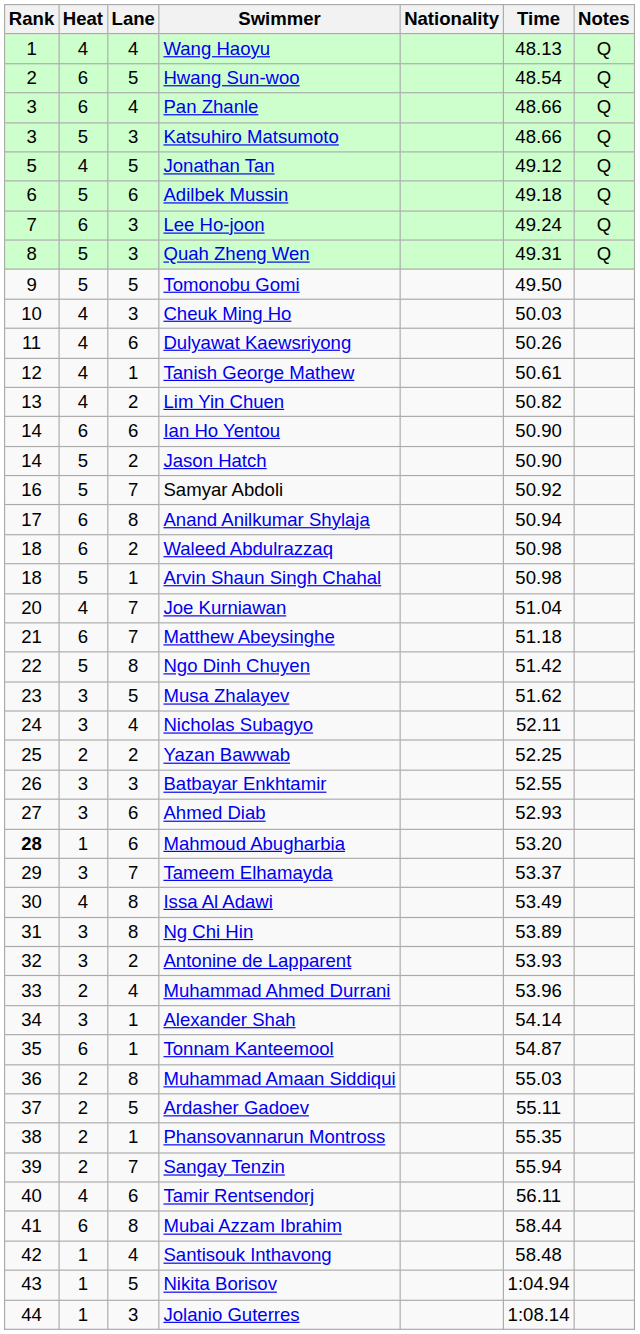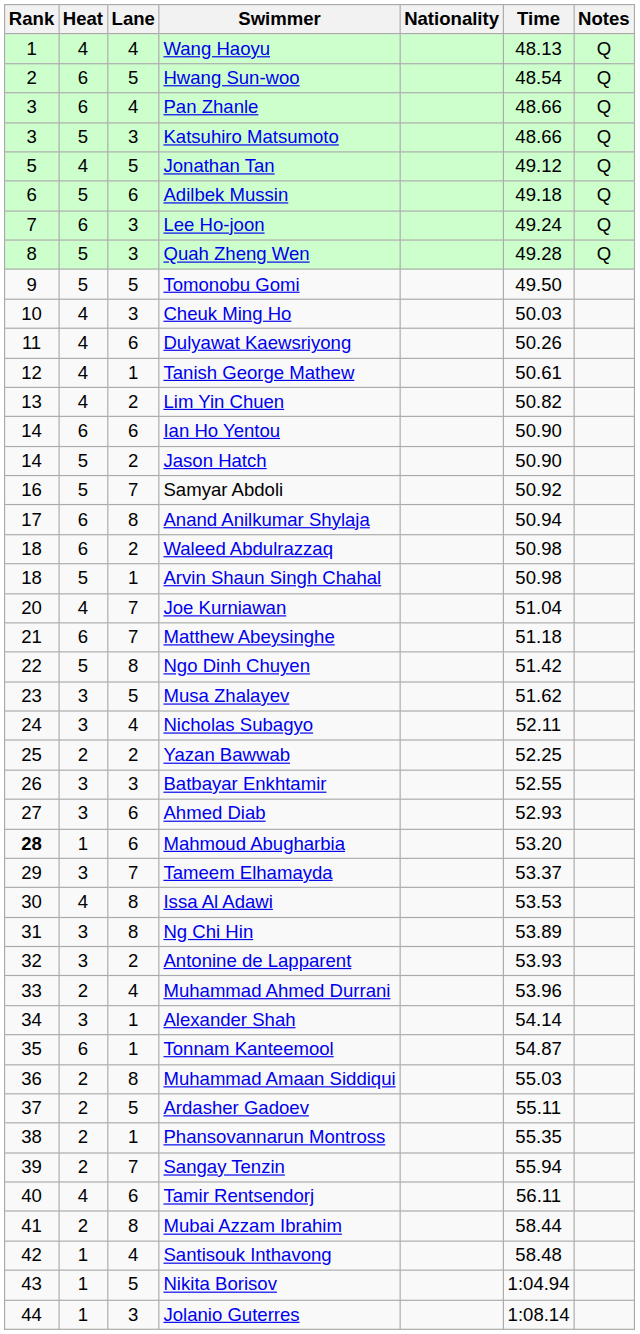(539, 254) 49.31 -> (539, 254) 49.28
(539, 902) 53.49 -> (539, 902) 53.53
(83, 1226) 6 -> (83, 1226) 2
